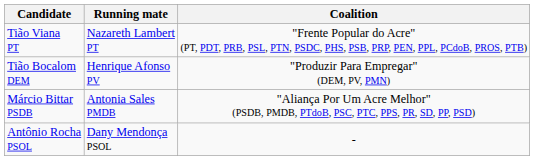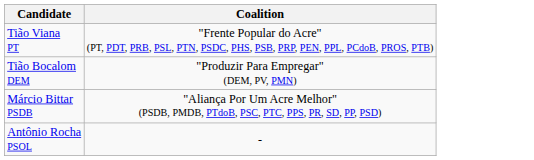- column: (131, 14)
